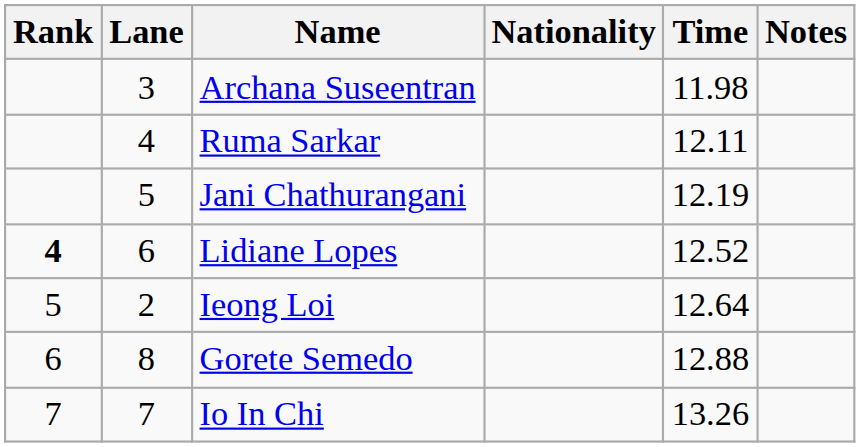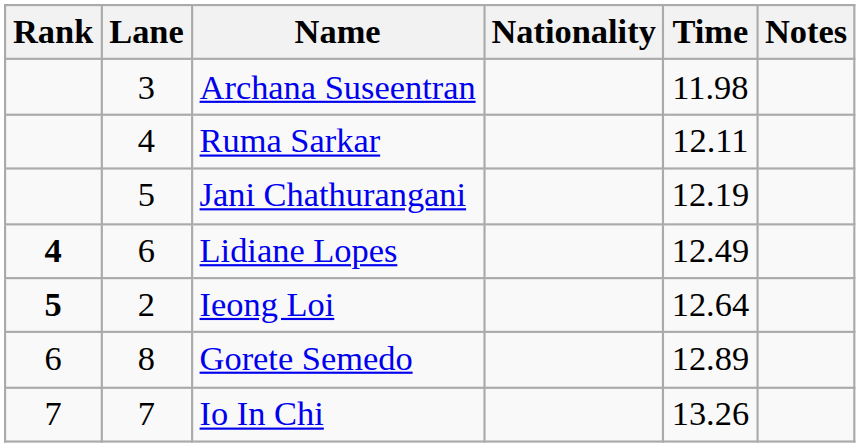(710, 250) 12.52 -> (710, 250) 12.49
(53, 304) normal -> (53, 304) bold
(710, 359) 12.88 -> (710, 359) 12.89
